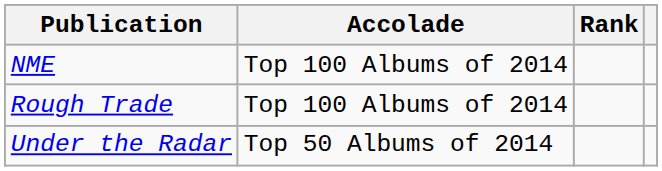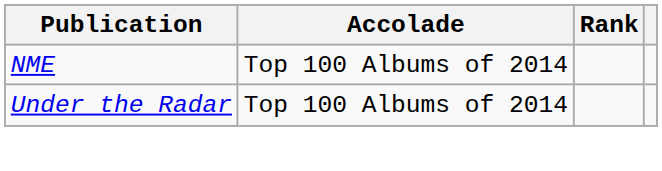- row: (92, 105)
(398, 145) Top 50 Albums of 2014 -> (406, 105) Top 100 Albums of 2014
